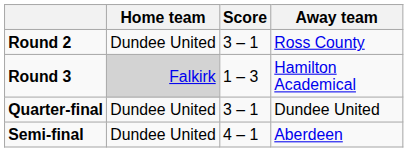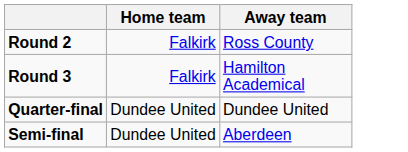- column: (245, 17)
(163, 42) Dundee United -> (192, 42) Falkirk
(192, 76) lightgrey background -> (192, 76) no background
